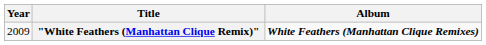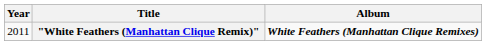(18, 31) 2009 -> (18, 31) 2011
